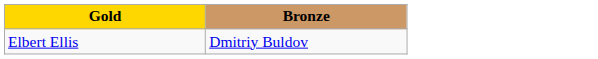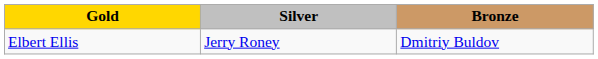+ column: (299, 16)
